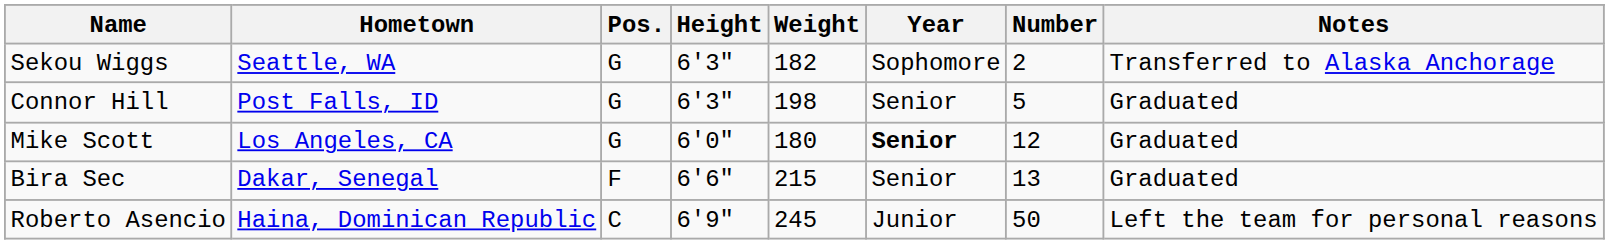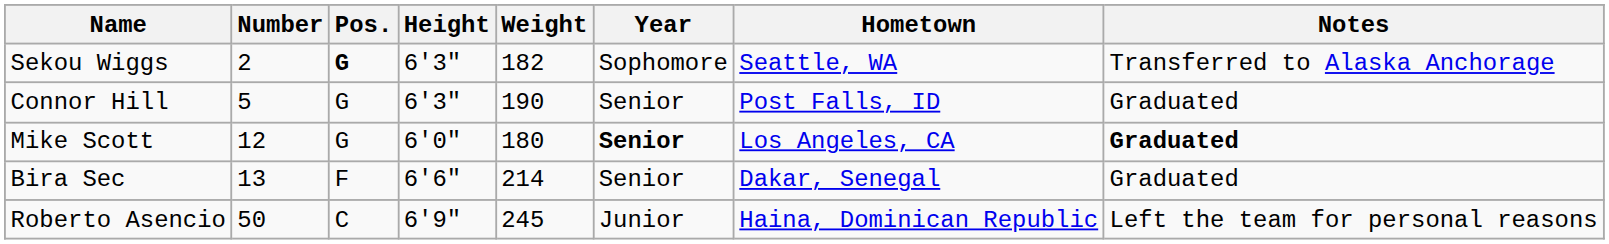columns swapped: (1055, 24) <-> (417, 24)
(615, 63) normal -> (342, 63) bold
(795, 102) 198 -> (523, 102) 190
(1174, 141) normal -> (1174, 141) bold
(795, 180) 215 -> (523, 180) 214
